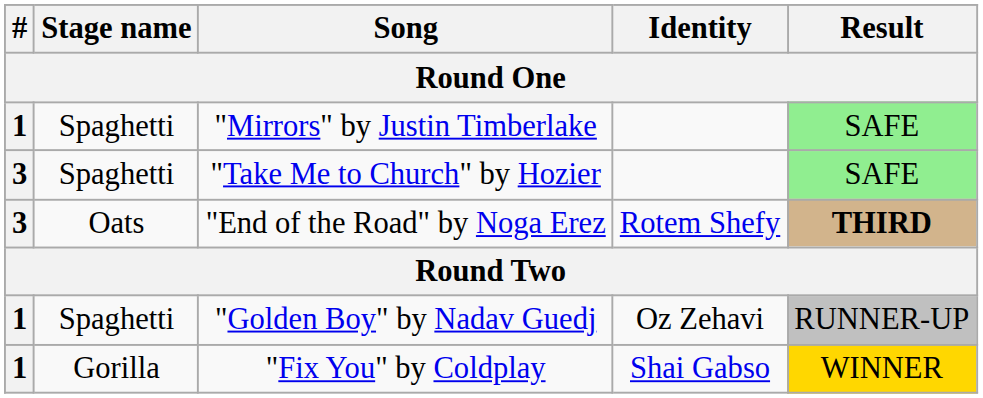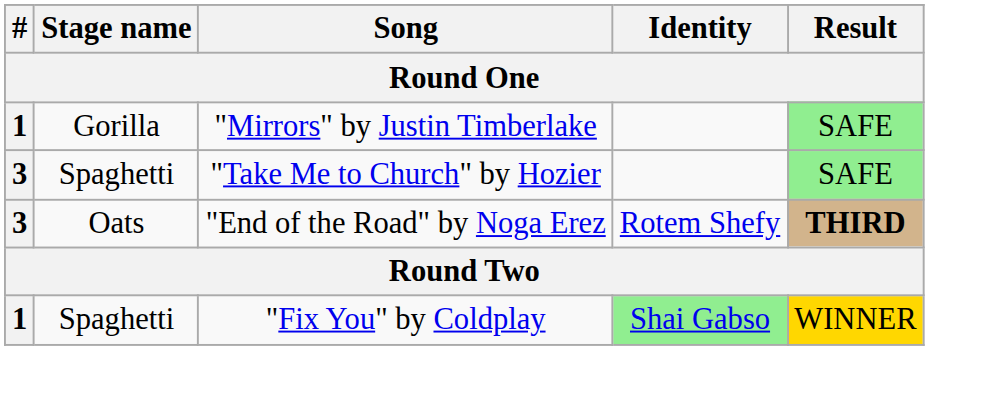(116, 125) Spaghetti -> (116, 125) Gorilla
- row: (406, 319)
(116, 367) Gorilla -> (116, 319) Spaghetti
(700, 367) no background -> (700, 319) lightgreen background
